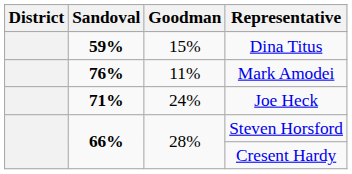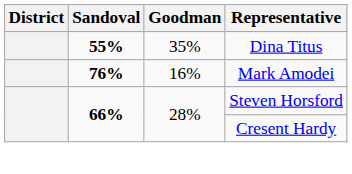(106, 45) 59% -> (106, 45) 55%
(185, 45) 15% -> (185, 45) 35%
(185, 73) 11% -> (185, 73) 16%
- row: (286, 100)
